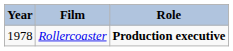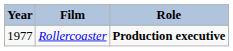(20, 35) 1978 -> (20, 35) 1977
